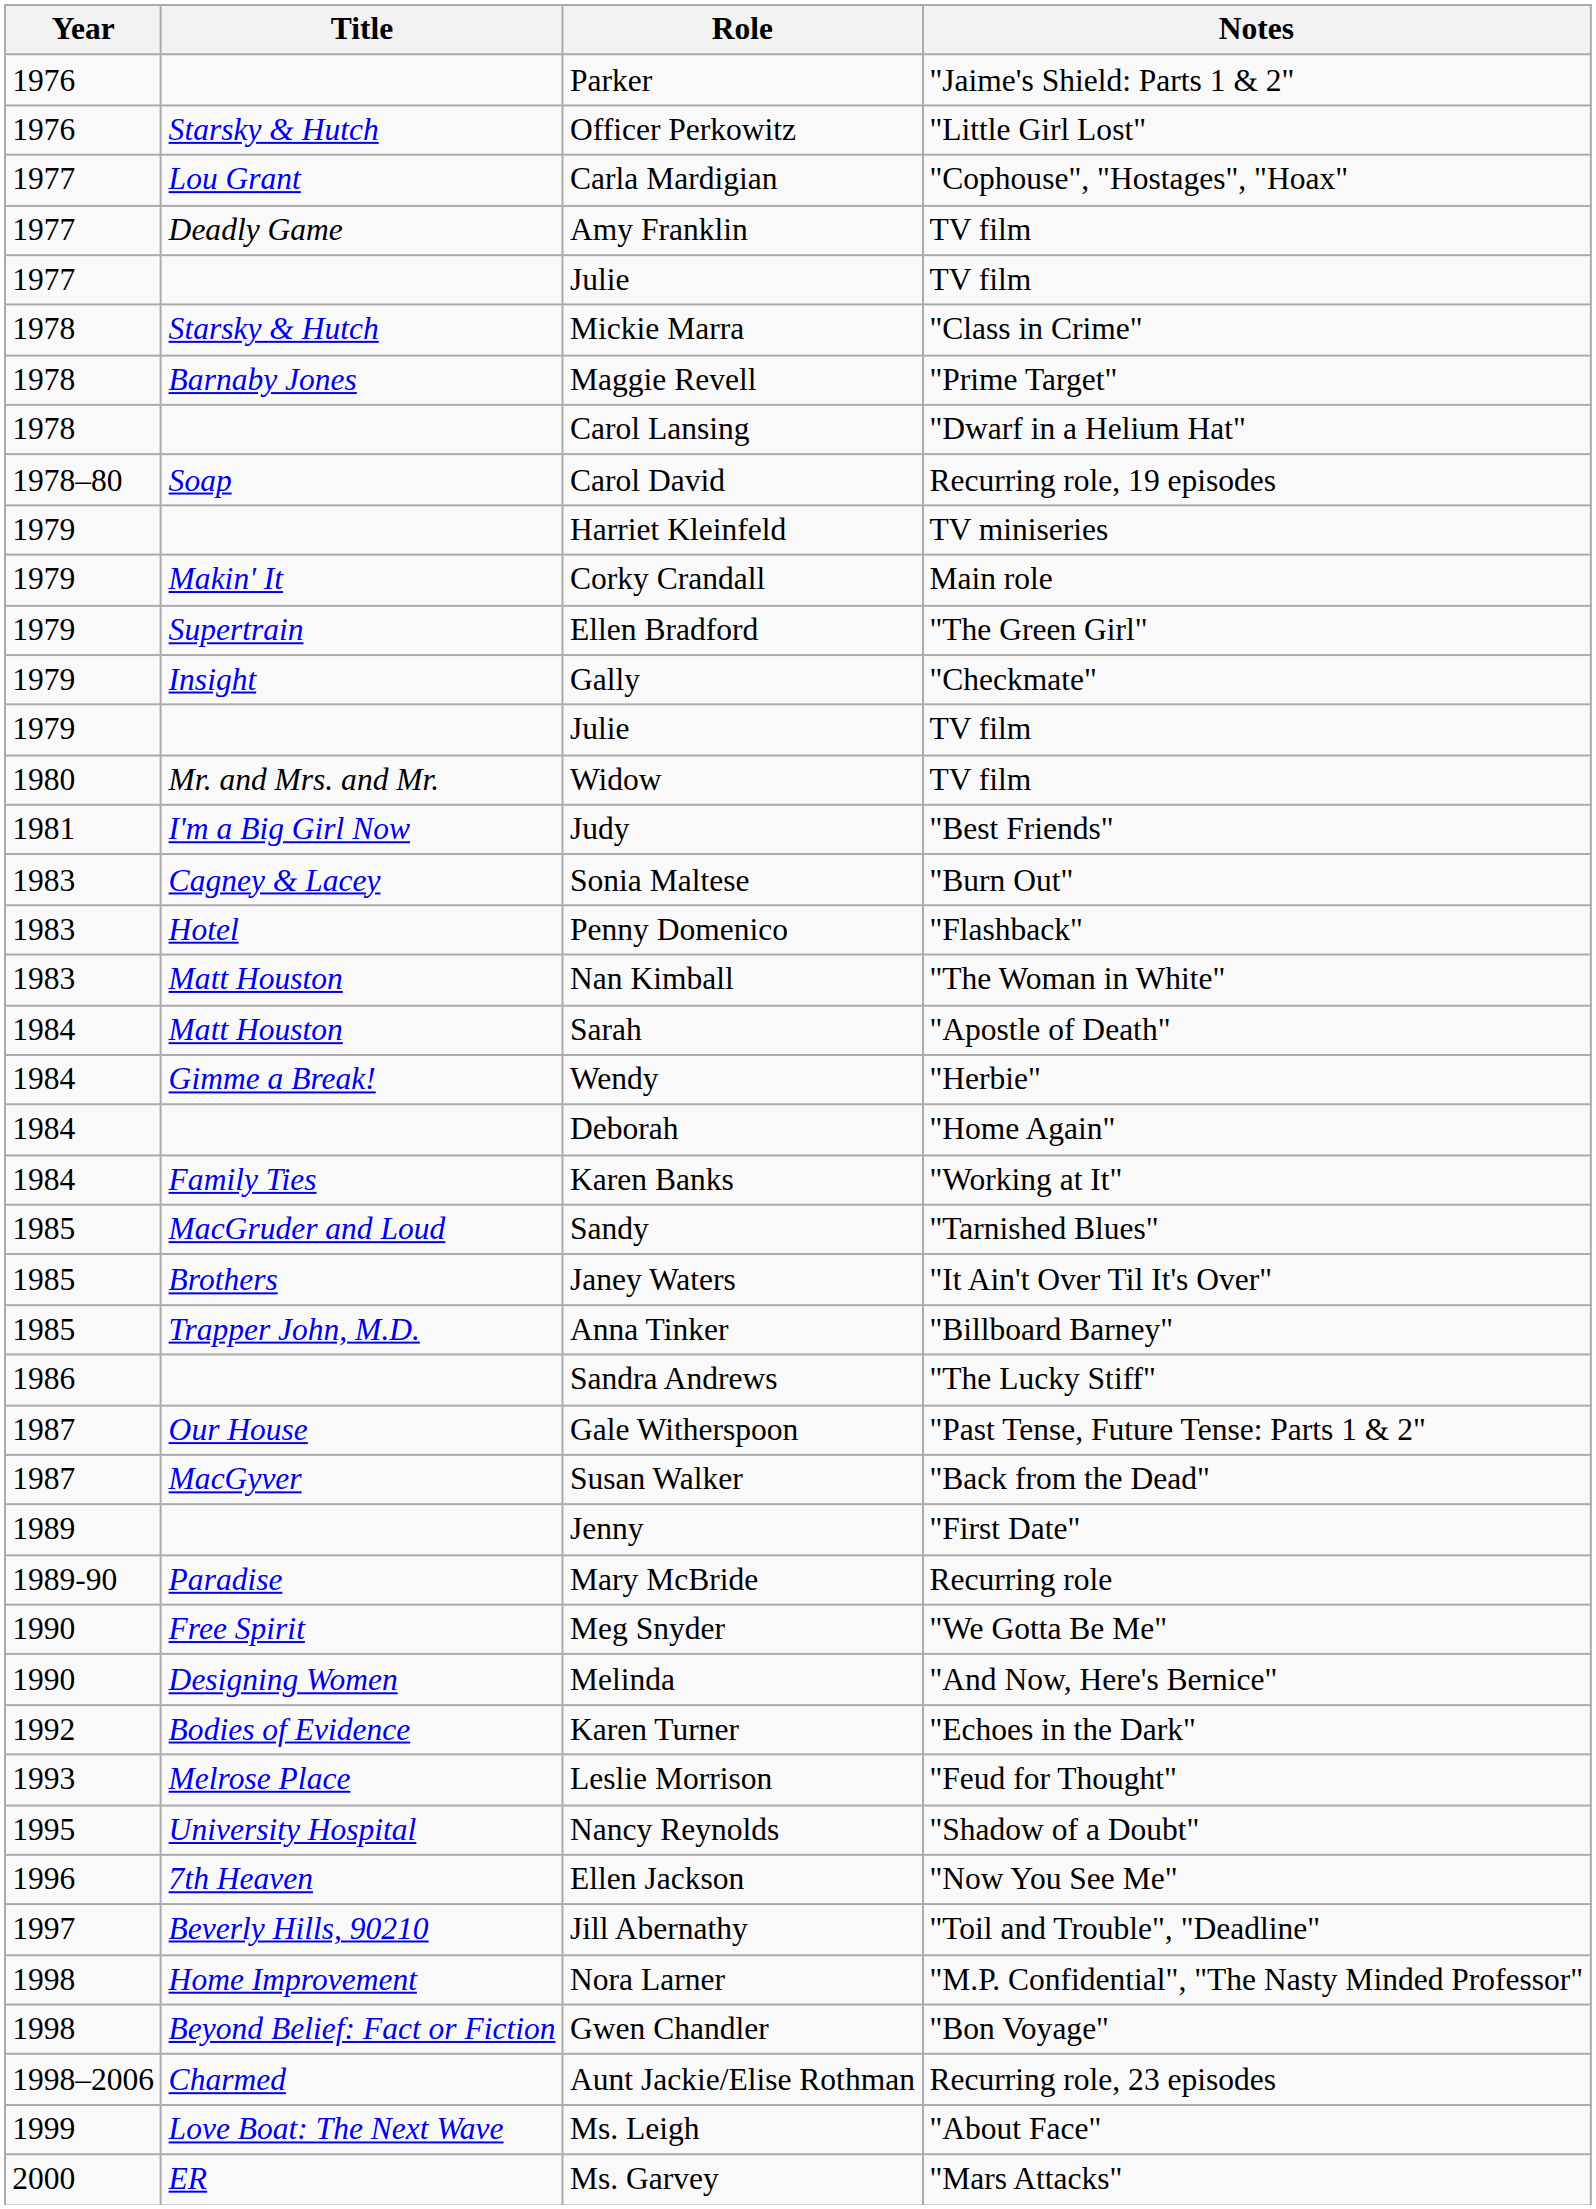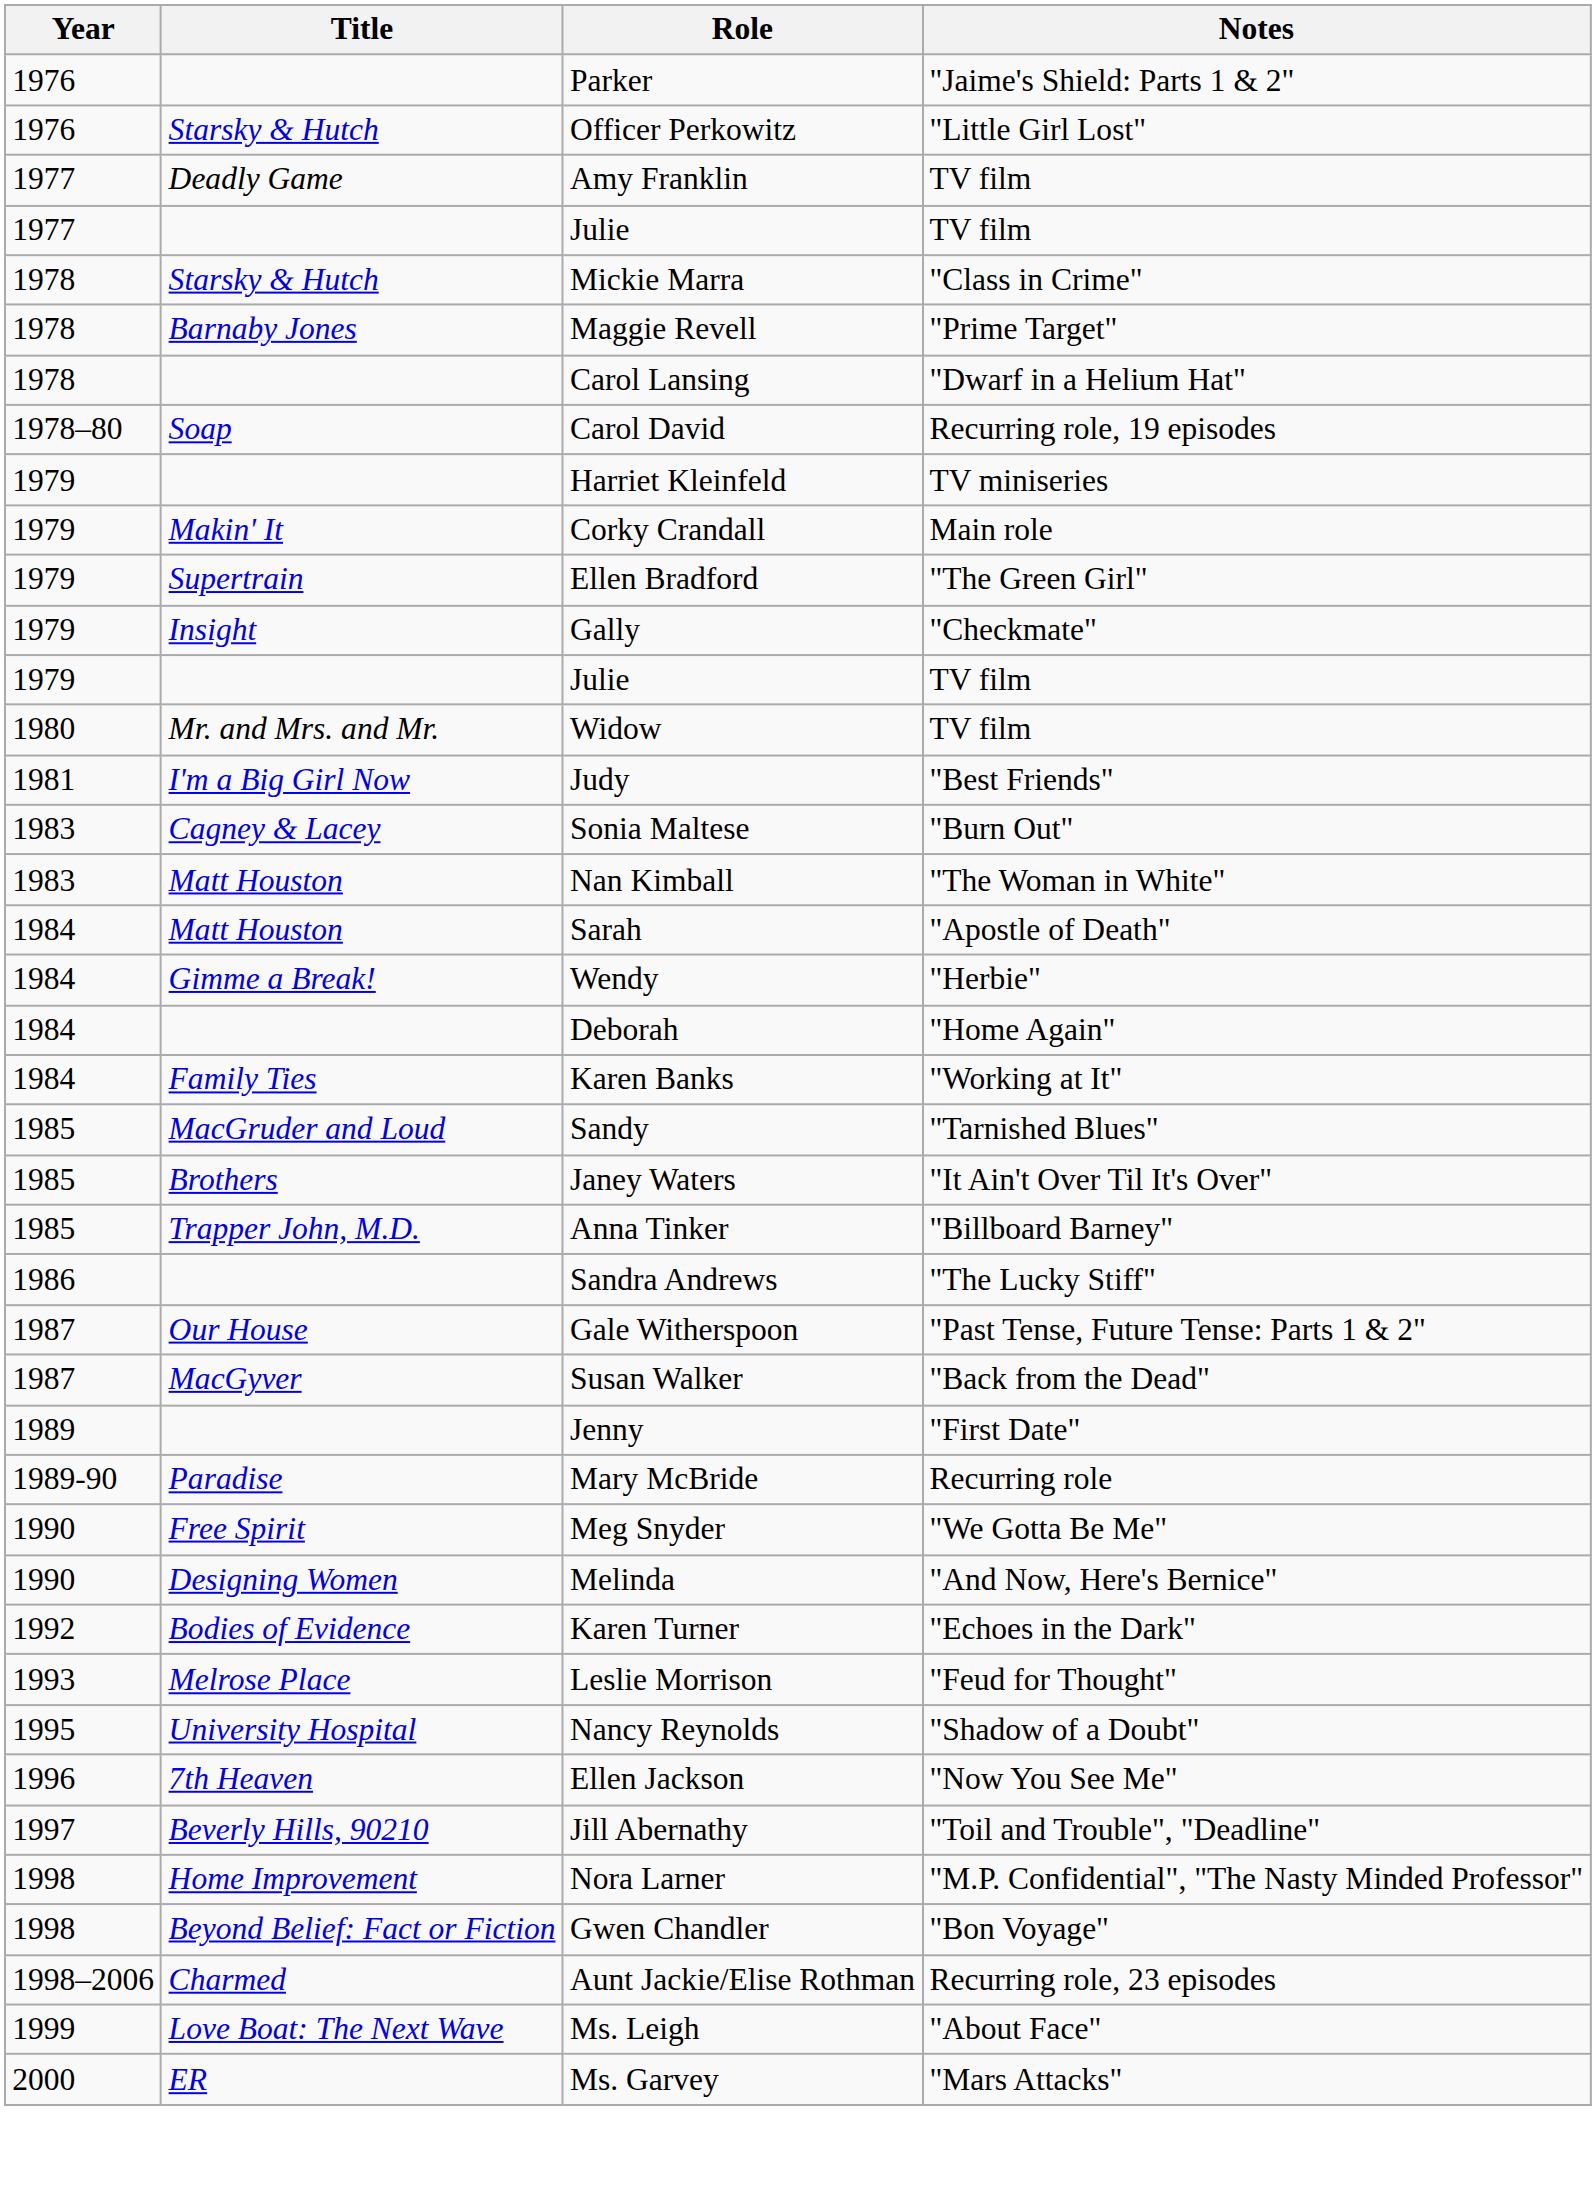- row: (44, 179)
- row: (44, 929)
